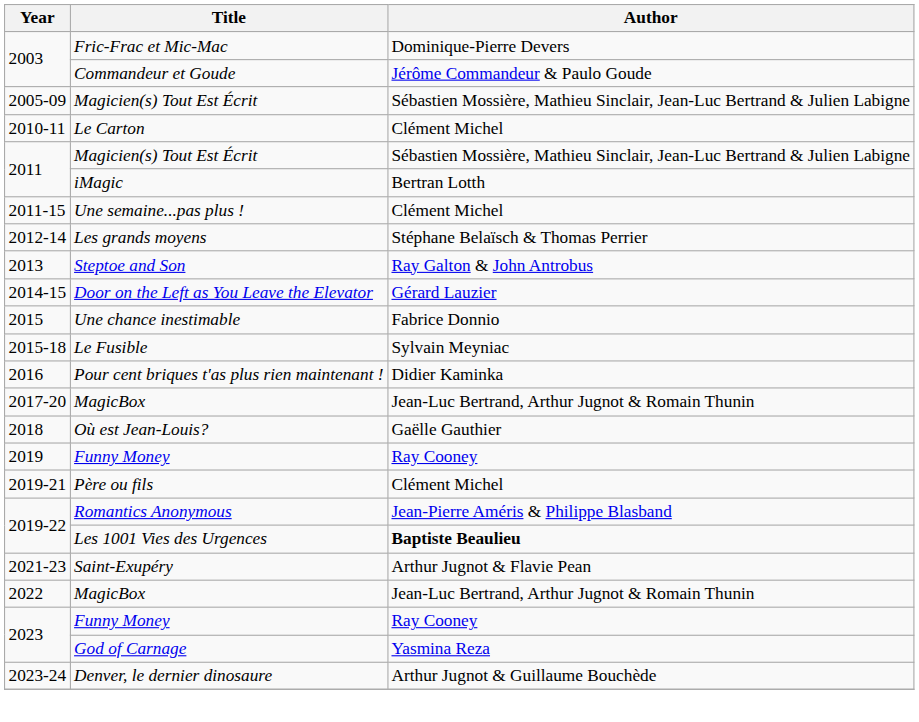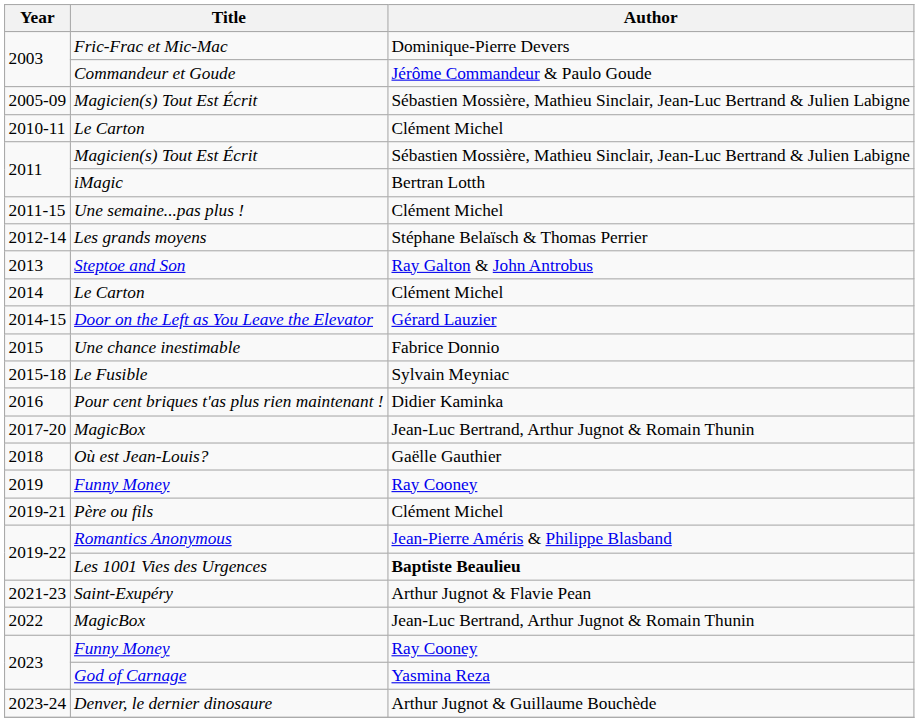+ row: (26, 292)
